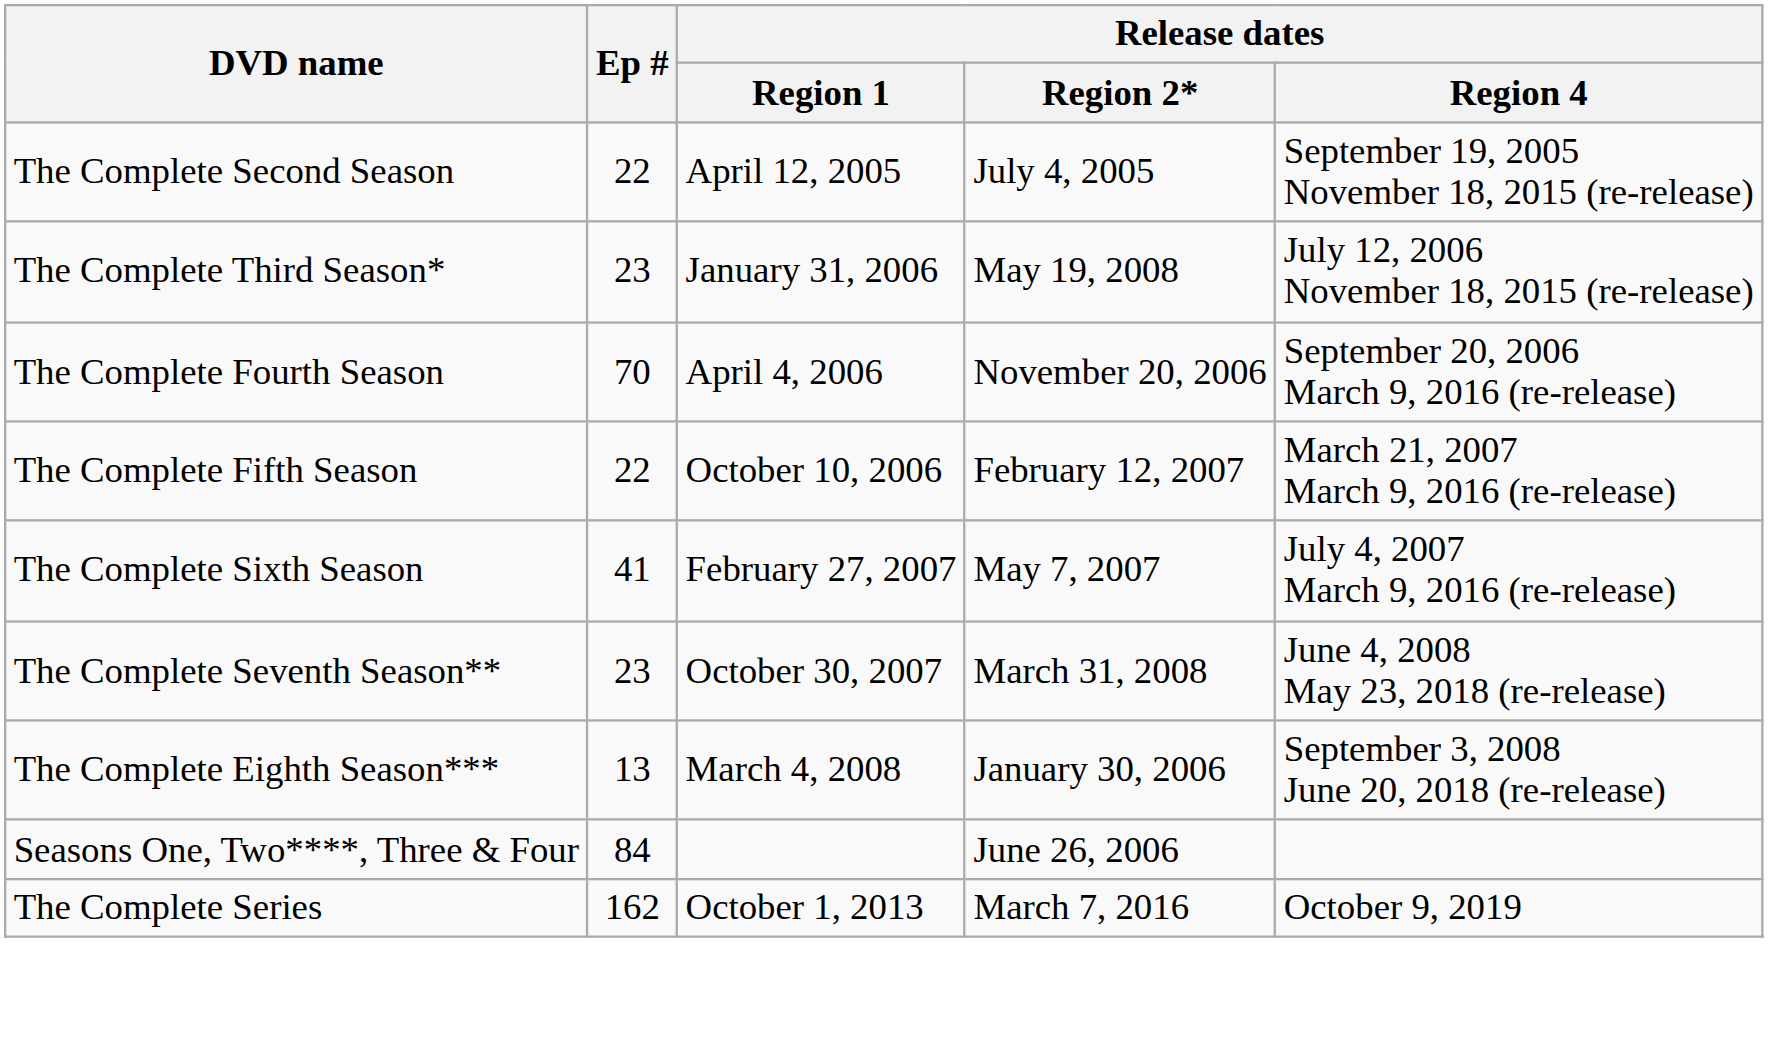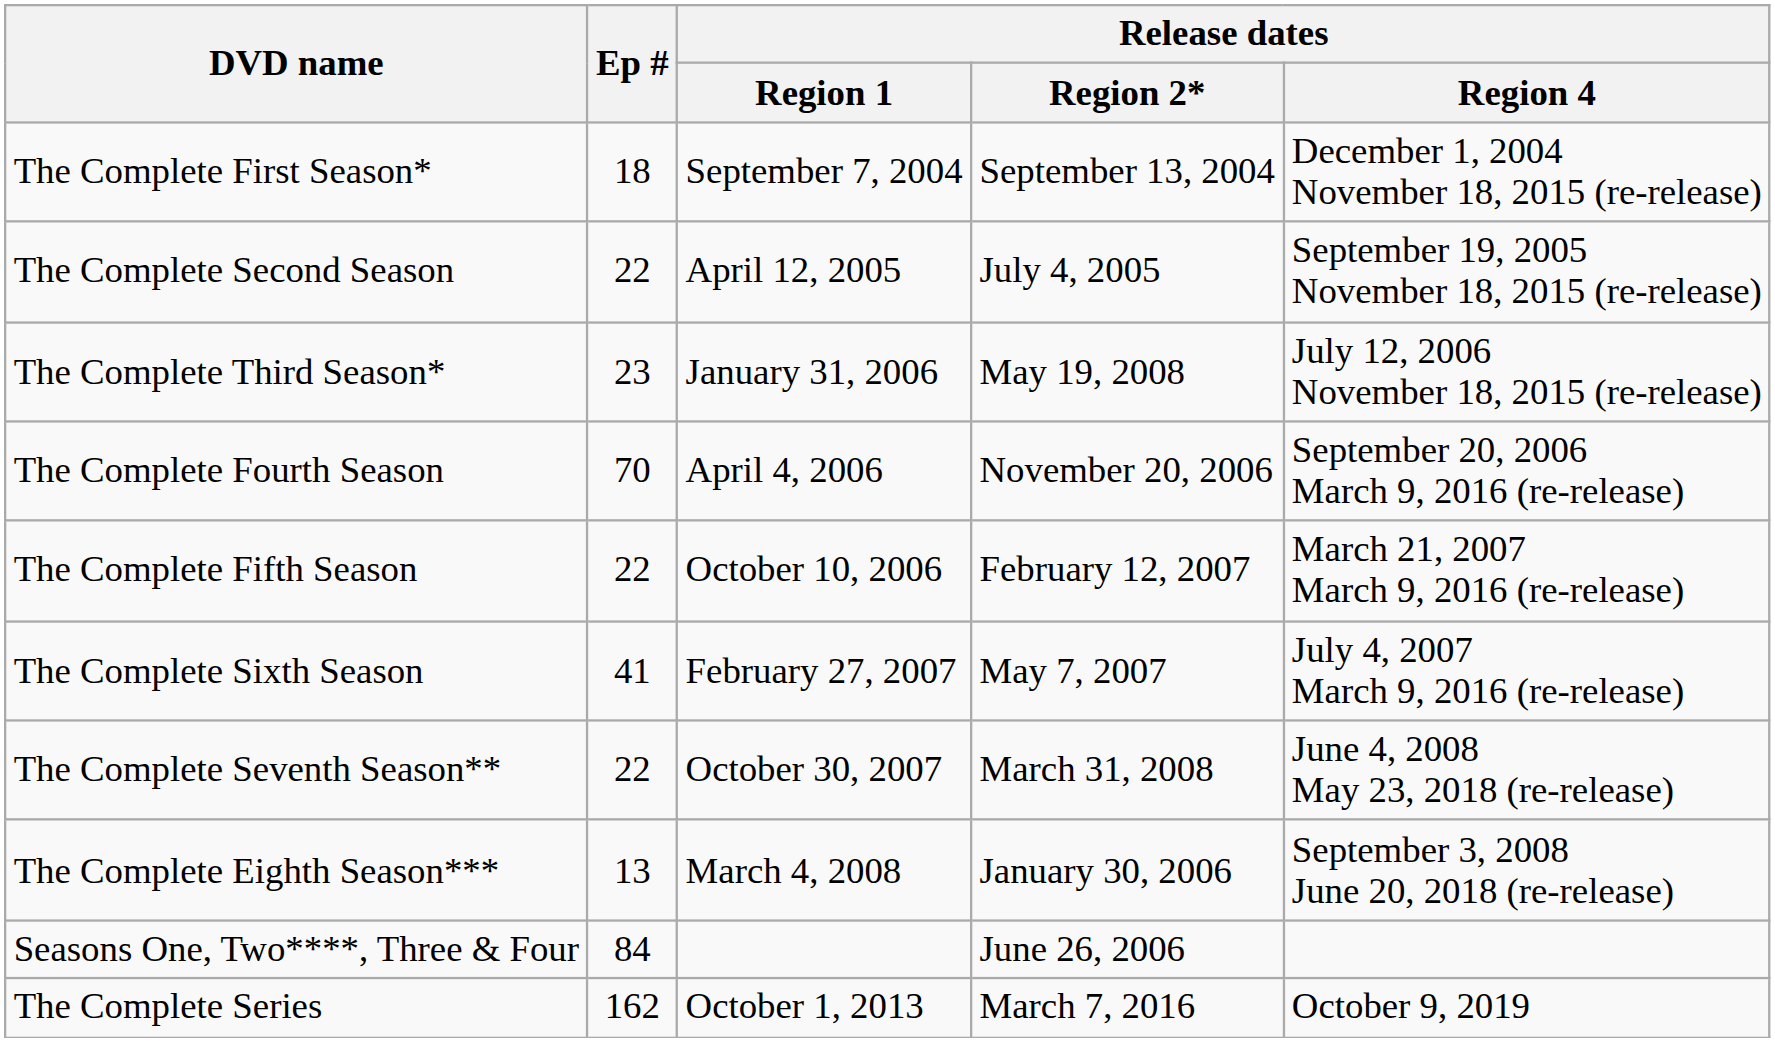+ row: (223, 171)
(632, 669) 23 -> (632, 769) 22
